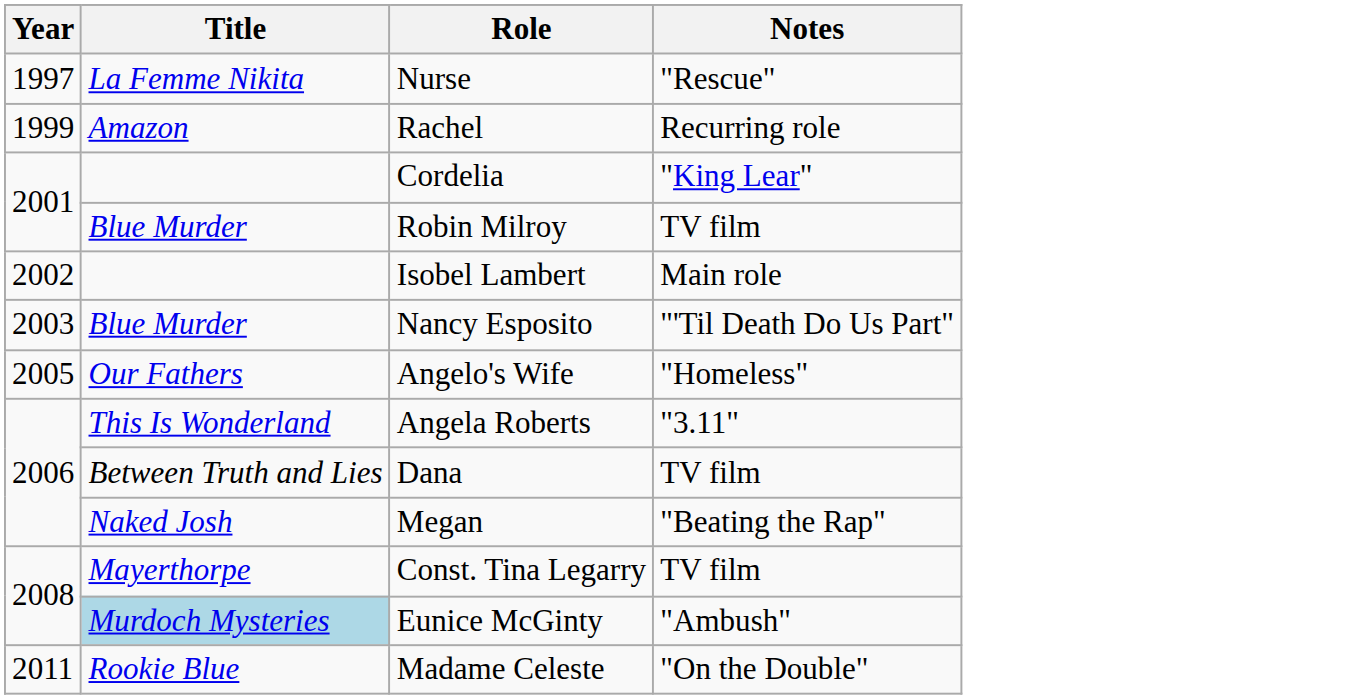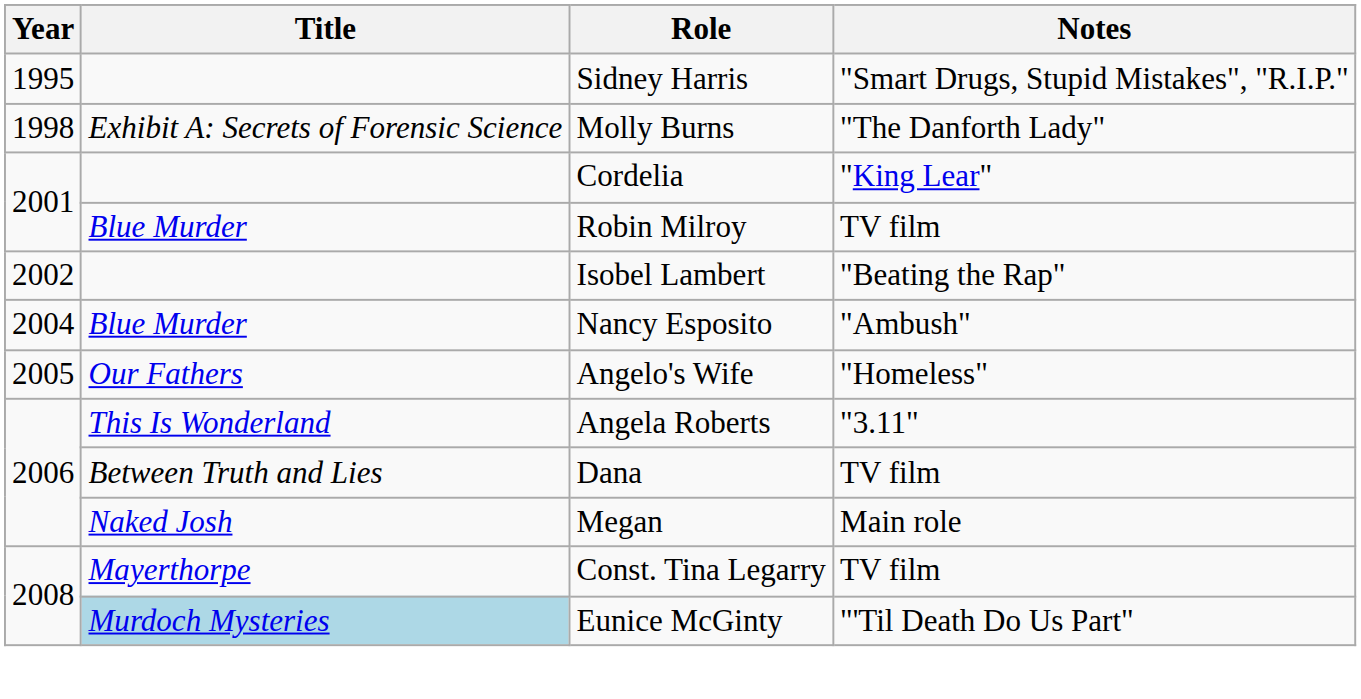+ row: (662, 78)
- row: (434, 78)
+ row: (656, 127)
- row: (440, 127)
(721, 275) Main role -> (953, 275) "Beating the Rap"
(43, 324) 2003 -> (43, 324) 2004
(807, 324) "'Til Death Do Us Part" -> (905, 324) "Ambush"
(773, 521) "Beating the Rap" -> (901, 521) Main role
(726, 619) "Ambush" -> (987, 619) "'Til Death Do Us Part"
- row: (501, 669)
